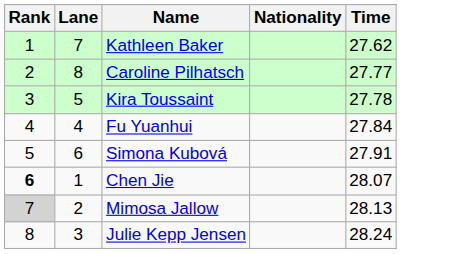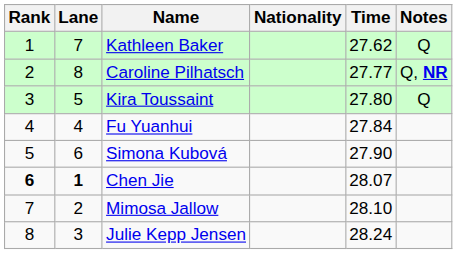+ column: (424, 18)
(371, 99) 27.78 -> (371, 99) 27.80
(371, 153) 27.91 -> (371, 153) 27.90
(78, 180) normal -> (78, 180) bold
(29, 208) lightgrey background -> (29, 208) no background
(371, 208) 28.13 -> (371, 208) 28.10
